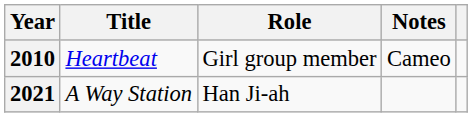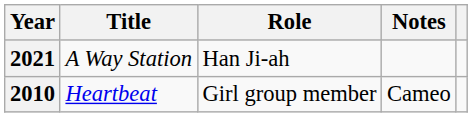rows swapped: (32, 58) <-> (32, 93)
